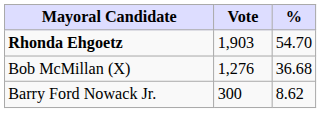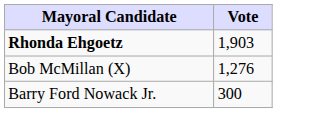- column: (294, 17)
